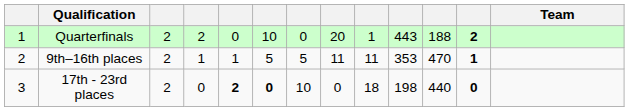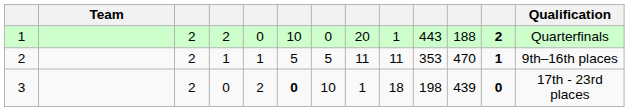columns swapped: (557, 15) <-> (94, 15)
(235, 87) bold -> (260, 87) normal
(337, 87) 0 -> (362, 87) 1
(440, 87) 440 -> (464, 87) 439
